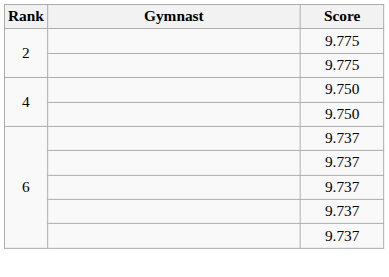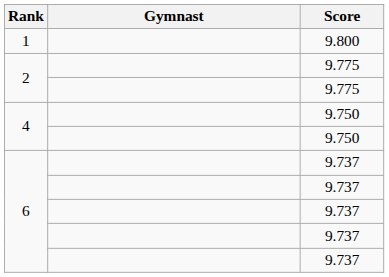+ row: (26, 41)
